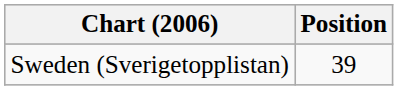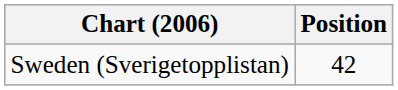(344, 64) 39 -> (344, 64) 42
